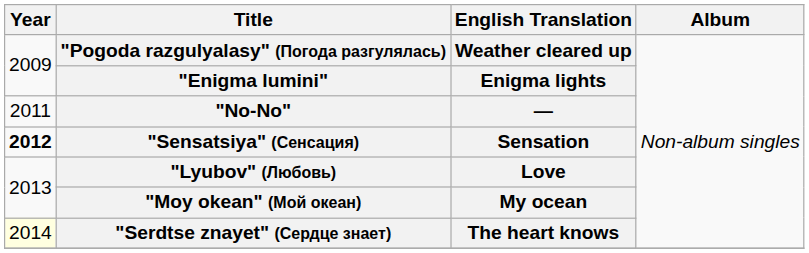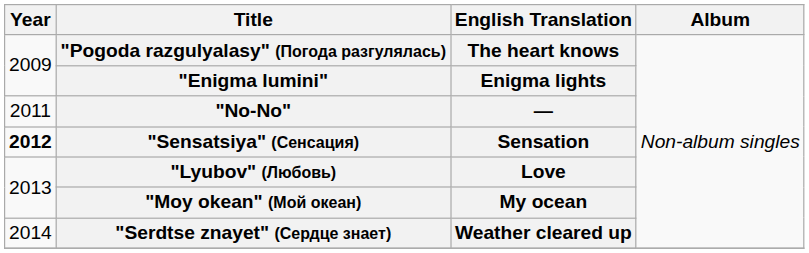(543, 50) Weather cleared up -> (543, 50) The heart knows
(30, 232) lightyellow background -> (30, 232) no background
(543, 232) The heart knows -> (543, 232) Weather cleared up
